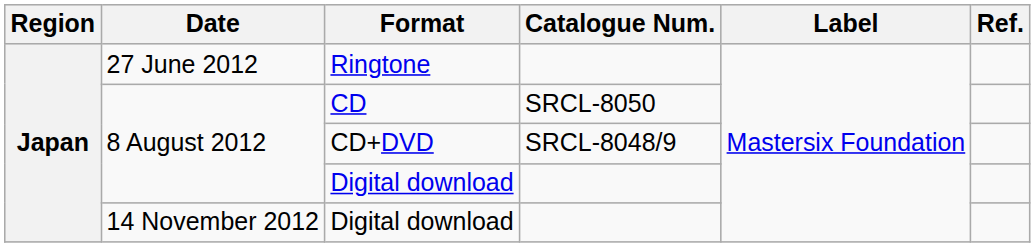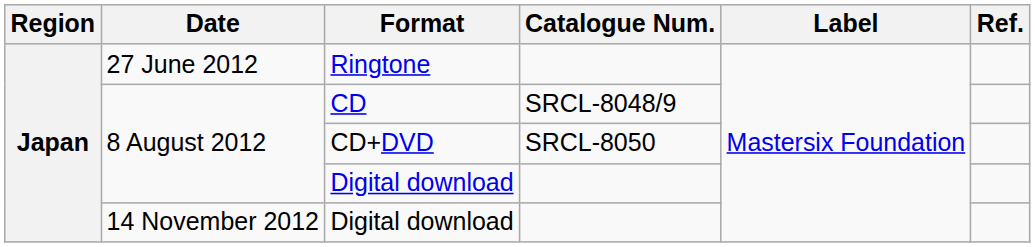(590, 103) SRCL-8050 -> (601, 103) SRCL-8048/9
(601, 143) SRCL-8048/9 -> (590, 143) SRCL-8050
